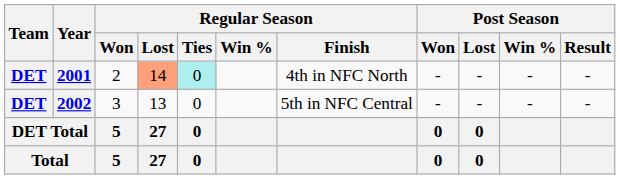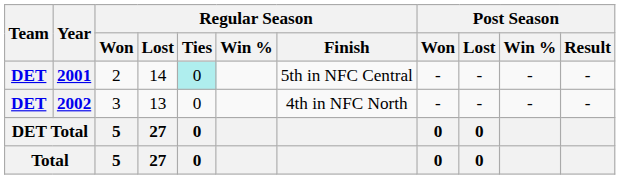(158, 75) lightsalmon background -> (158, 75) no background
(347, 75) 4th in NFC North -> (347, 75) 5th in NFC Central
(347, 103) 5th in NFC Central -> (347, 103) 4th in NFC North
